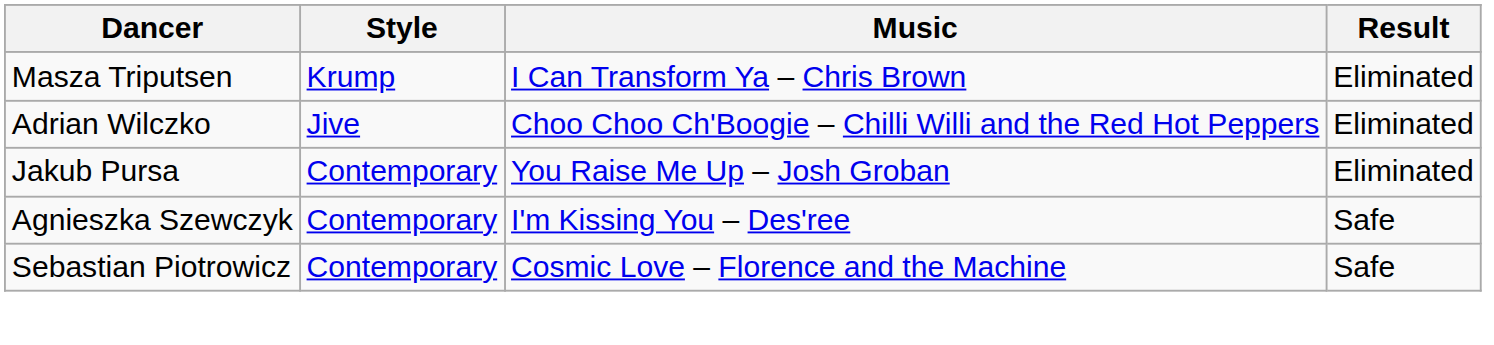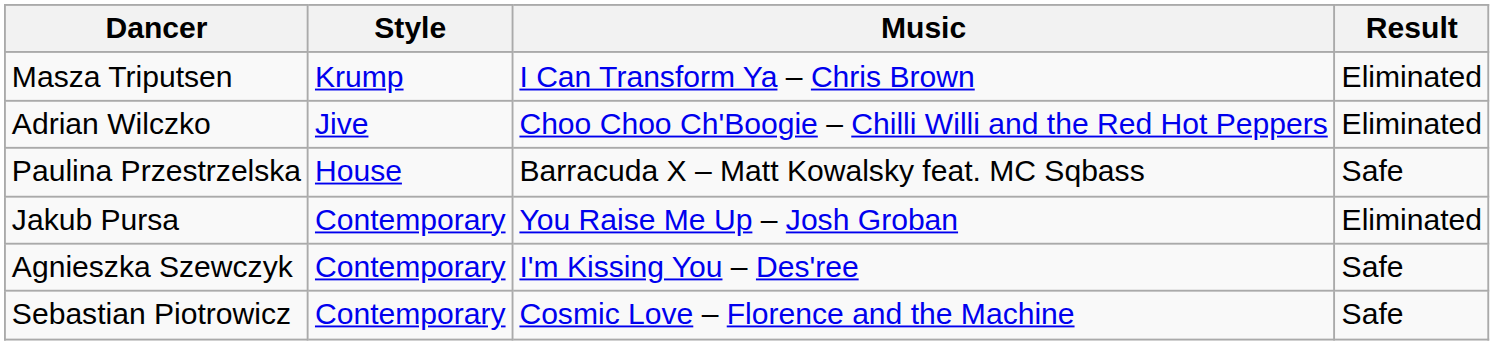+ row: (156, 171)
